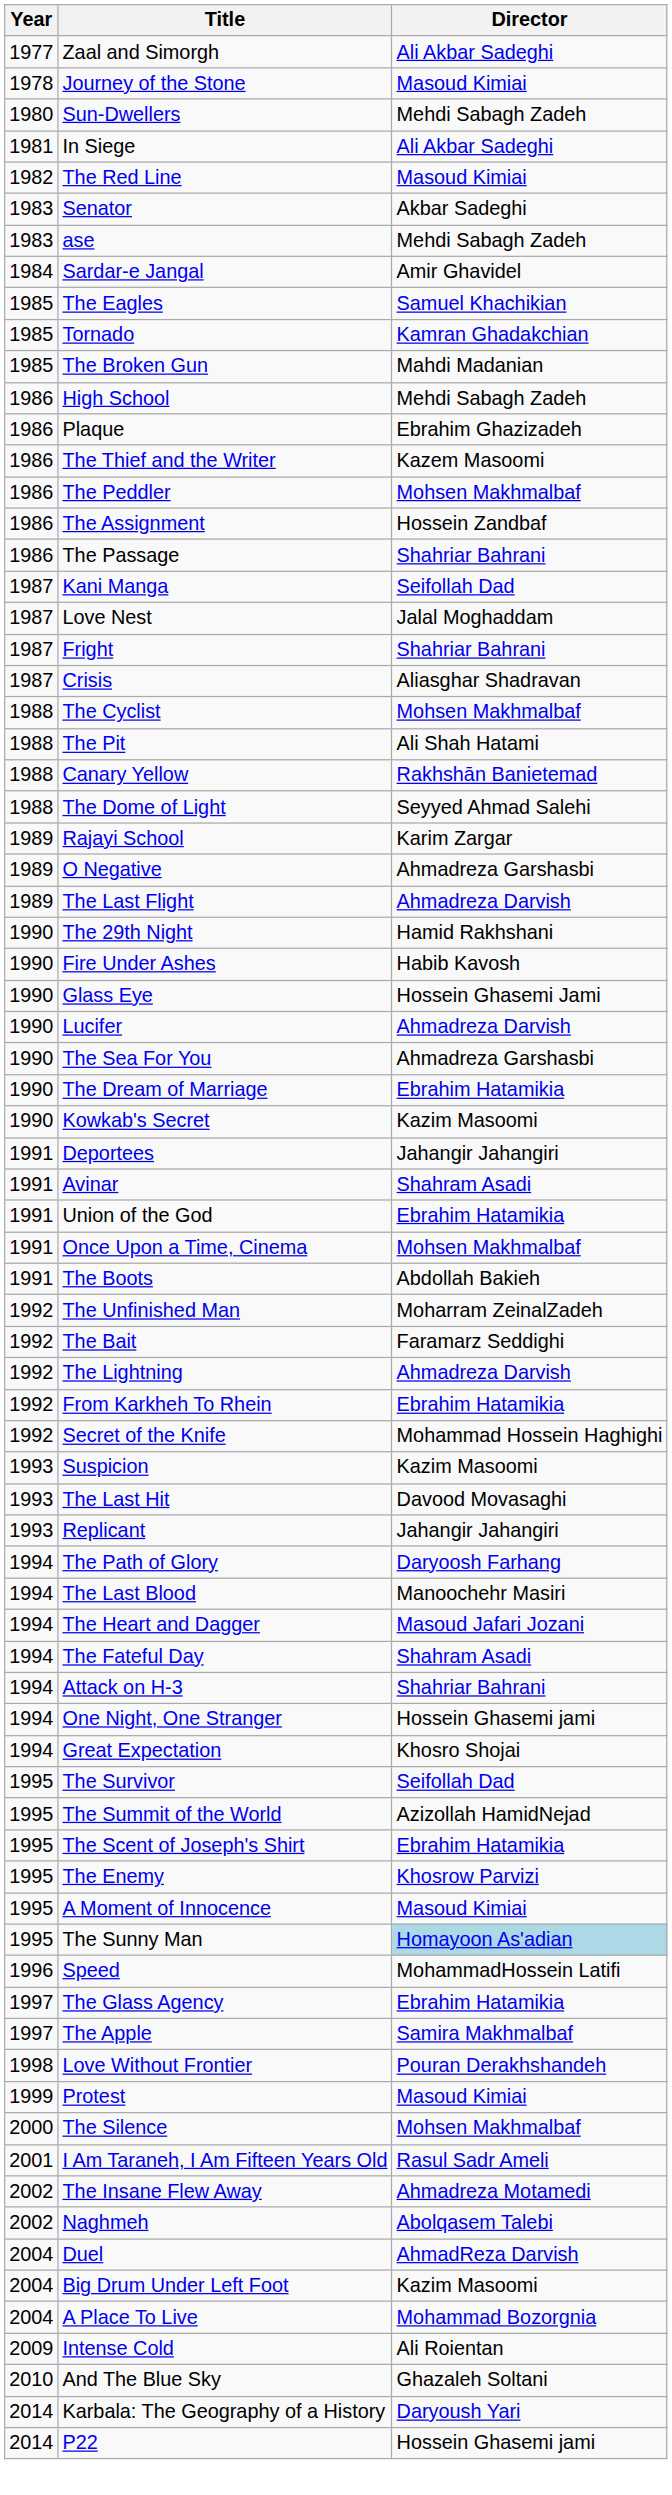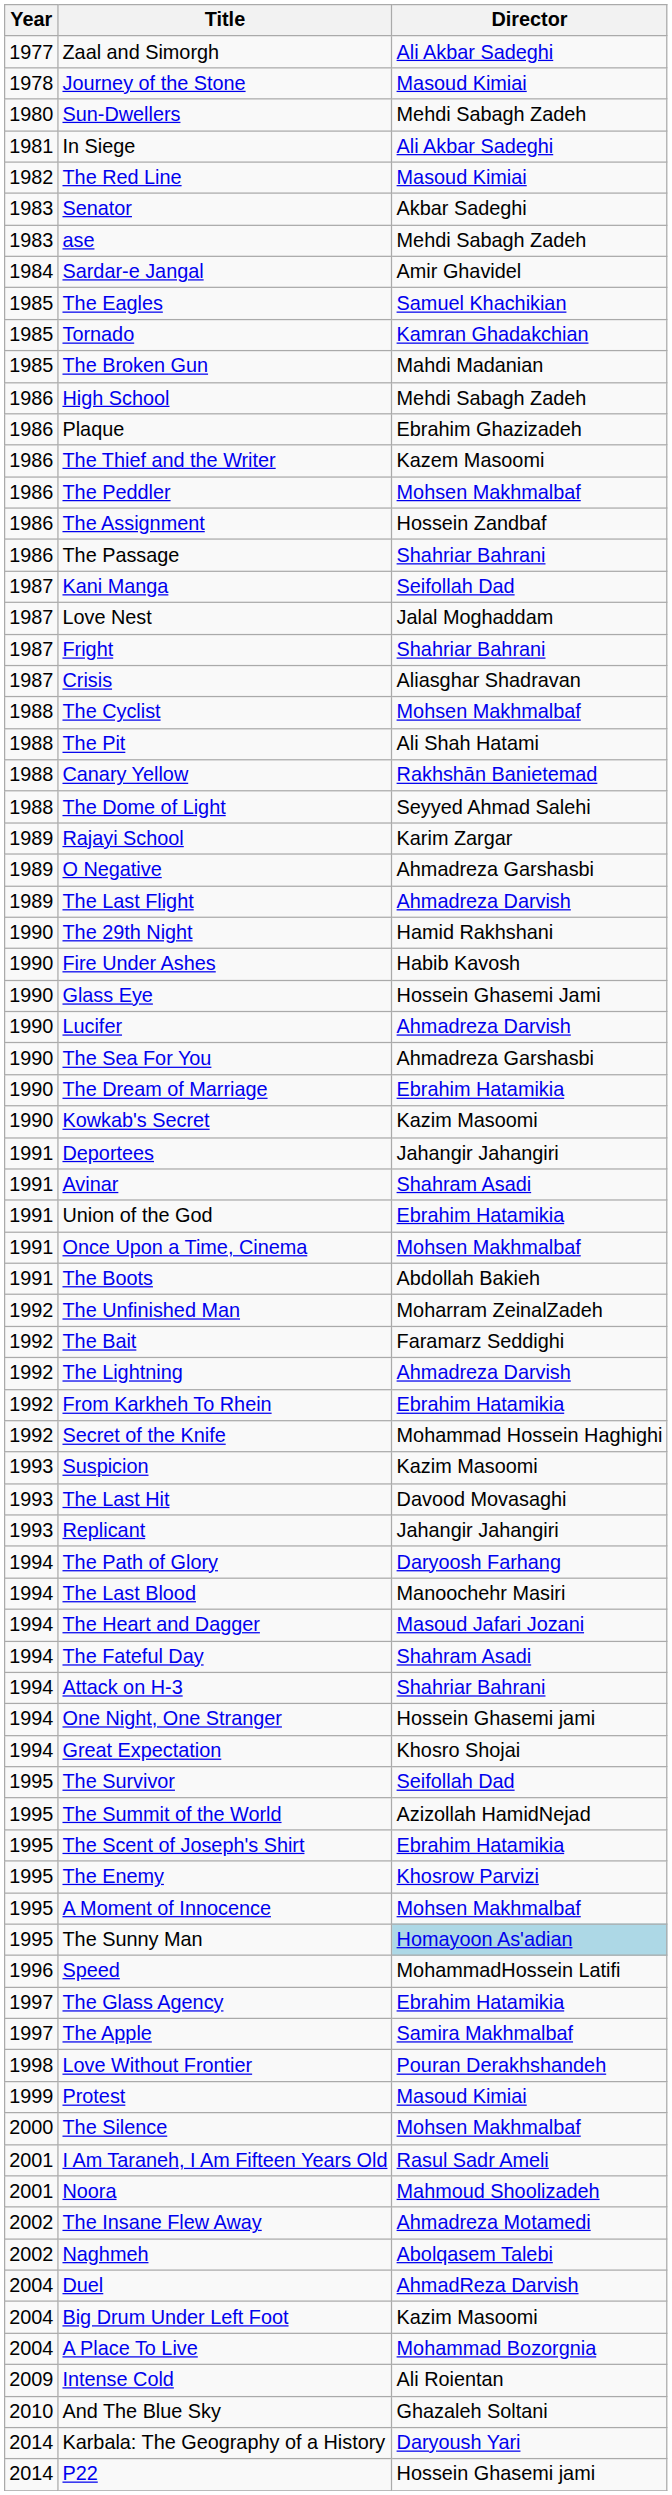(462, 1908) Masoud Kimiai -> (489, 1908) Mohsen Makhmalbaf
+ row: (89, 2191)
